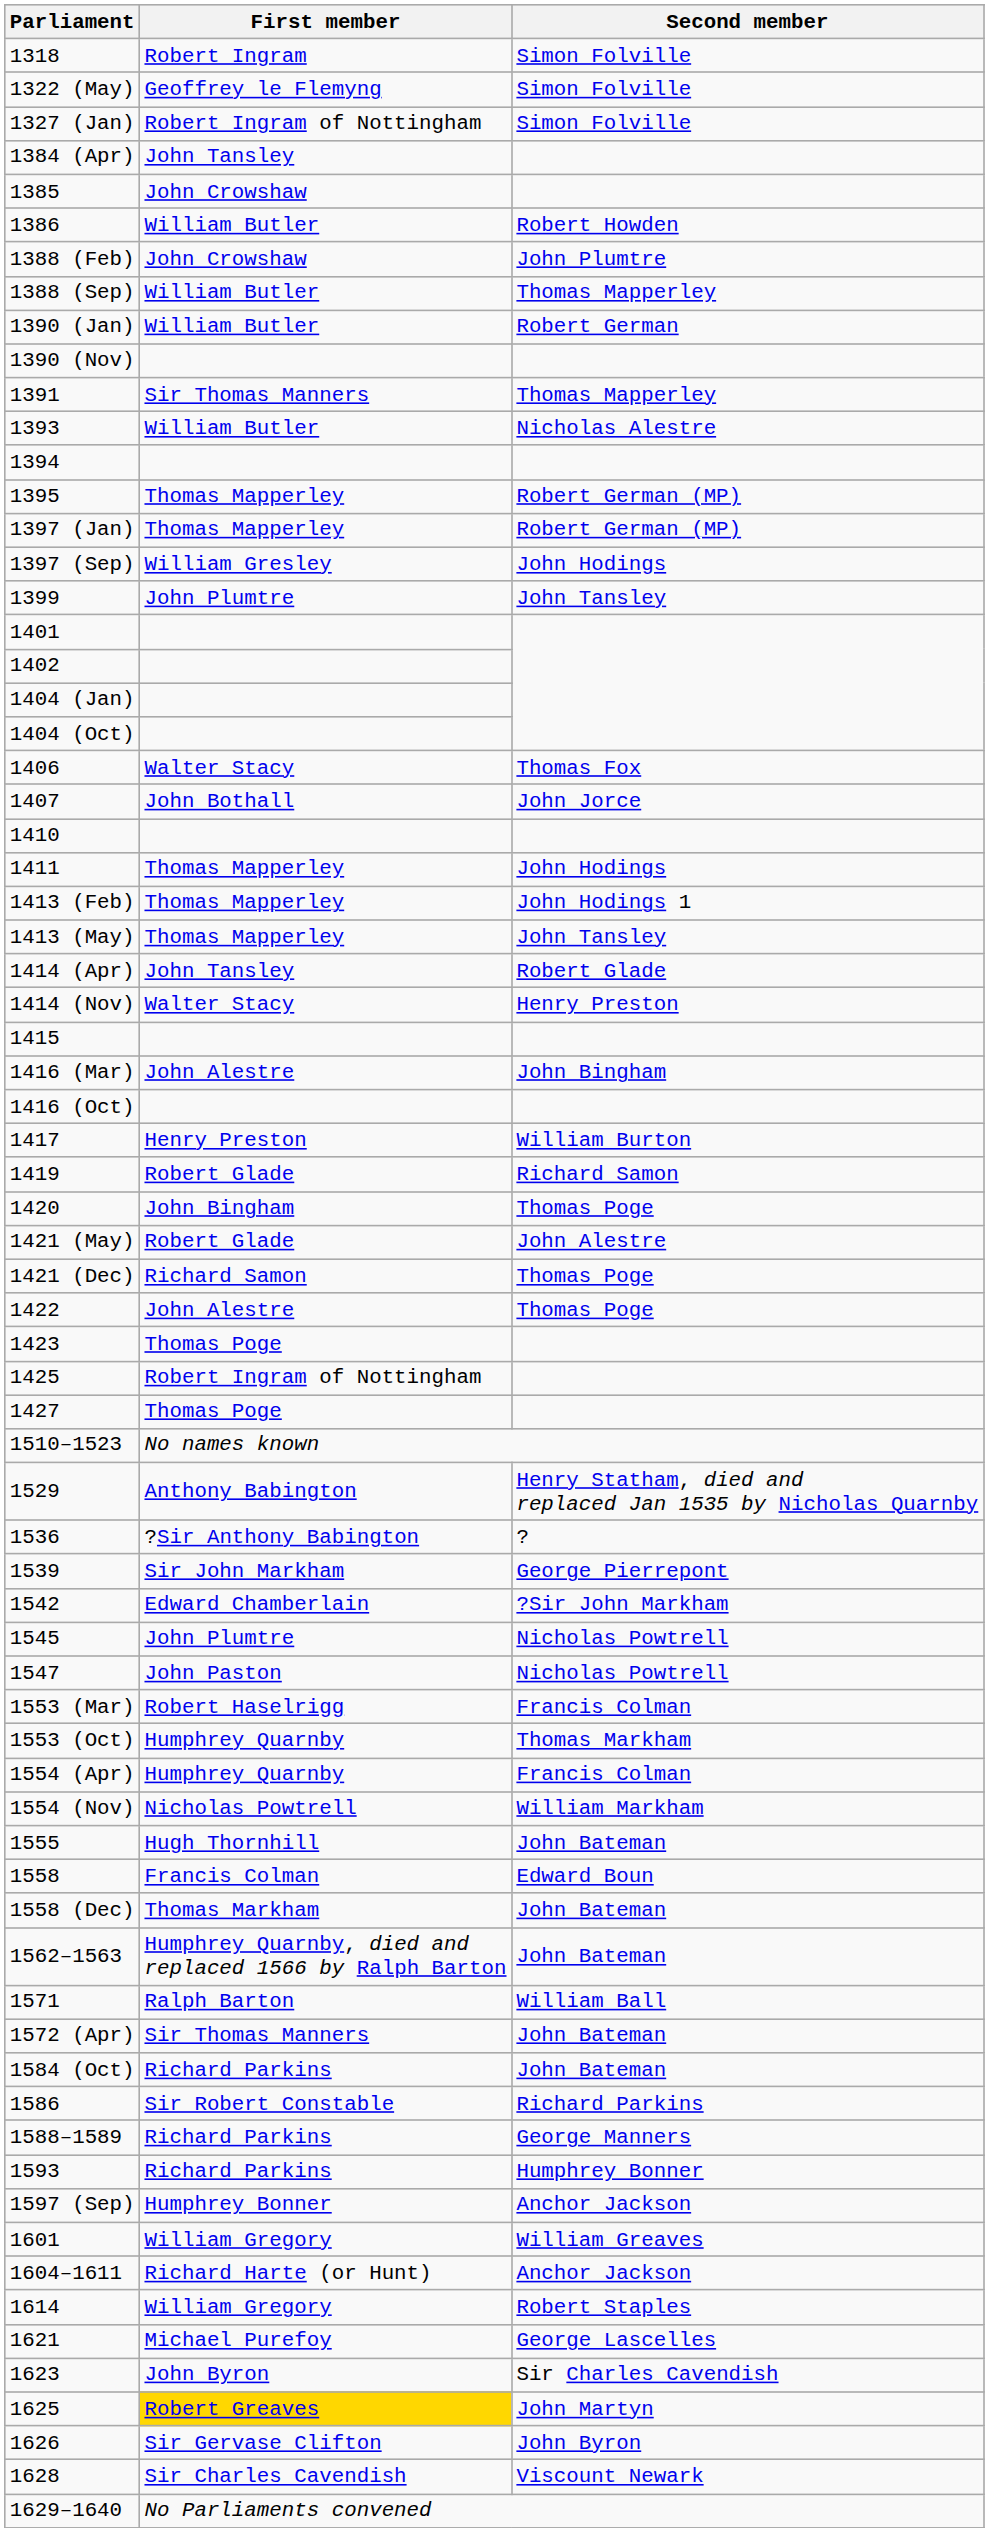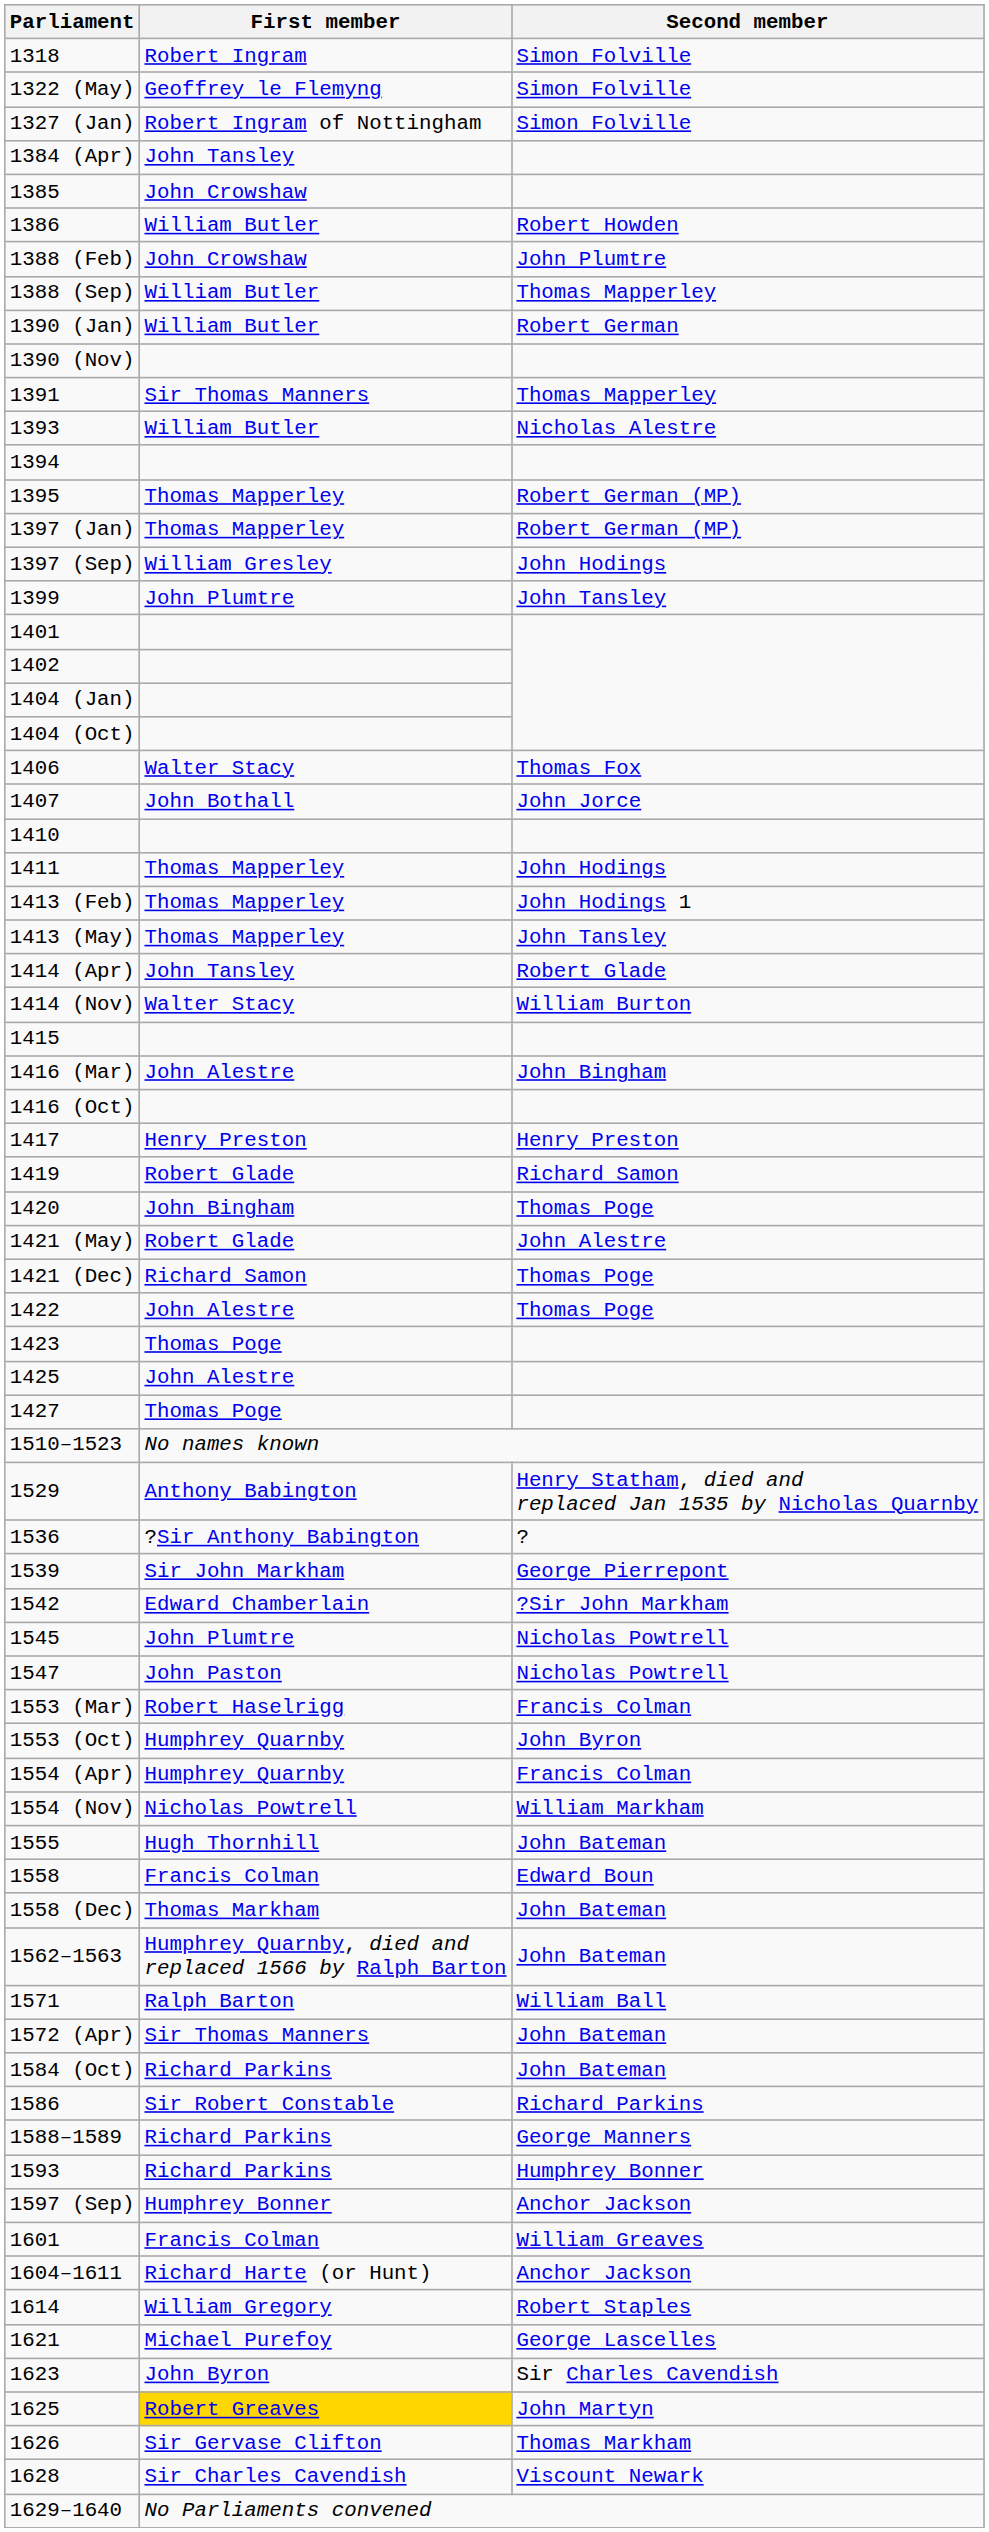(598, 1005) Henry Preston -> (604, 1005) William Burton
(604, 1140) William Burton -> (598, 1140) Henry Preston
(313, 1378) Robert Ingram of Nottingham -> (219, 1378) John Alestre
(604, 1741) Thomas Markham -> (579, 1741) John Byron
(238, 2239) William Gregory -> (232, 2239) Francis Colman
(579, 2443) John Byron -> (604, 2443) Thomas Markham
